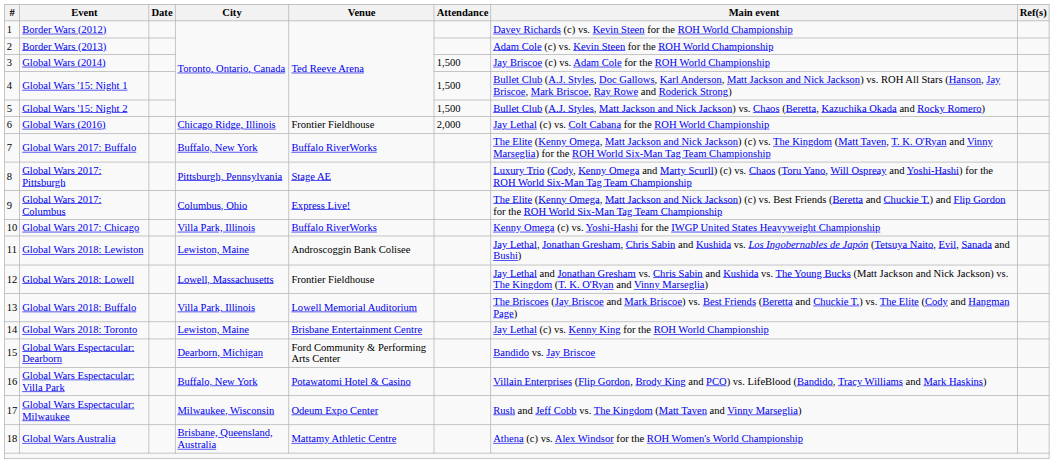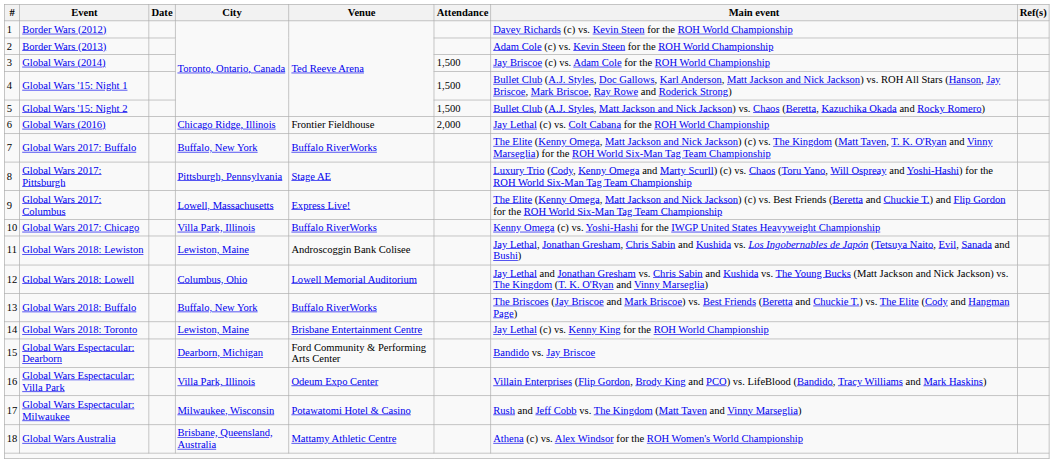(212, 205) Columbus, Ohio -> (226, 205) Lowell, Massachusetts
(226, 279) Lowell, Massachusetts -> (212, 279) Columbus, Ohio
(333, 279) Frontier Fieldhouse -> (354, 279) Lowell Memorial Auditorium
(216, 307) Villa Park, Illinois -> (218, 307) Buffalo, New York
(354, 307) Lowell Memorial Auditorium -> (334, 307) Buffalo RiverWorks
(218, 381) Buffalo, New York -> (216, 381) Villa Park, Illinois
(351, 381) Potawatomi Hotel & Casino -> (335, 381) Odeum Expo Center
(335, 410) Odeum Expo Center -> (351, 410) Potawatomi Hotel & Casino
